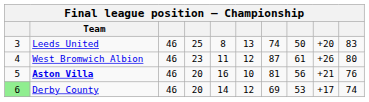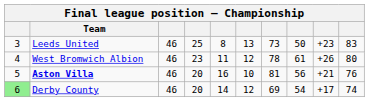(274, 44) 74 -> (274, 44) 73
(326, 44) +20 -> (326, 44) +23
(274, 59) 87 -> (274, 59) 78
(300, 89) 53 -> (300, 89) 54
